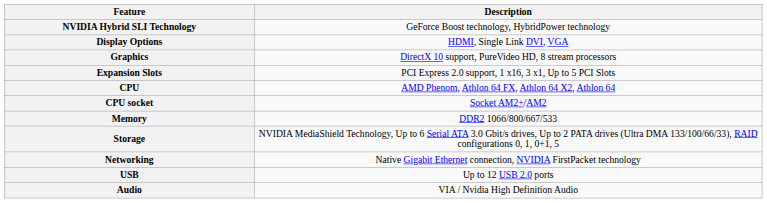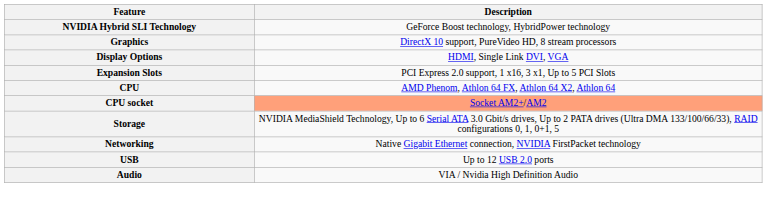rows swapped: (129, 57) <-> (129, 42)
(508, 103) no background -> (508, 103) lightsalmon background
- row: (129, 118)
